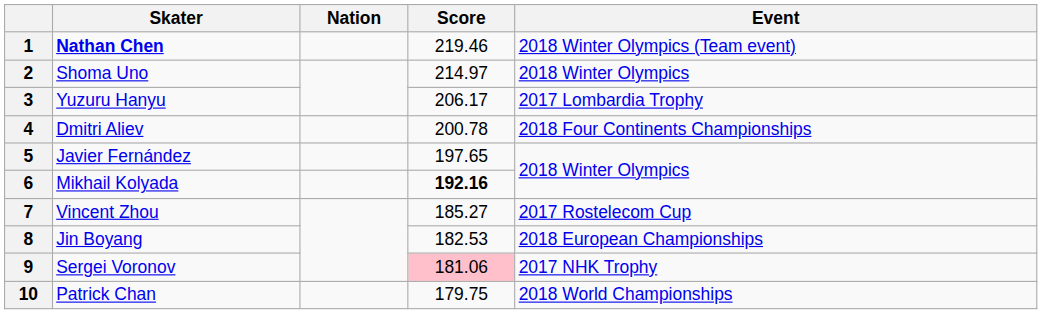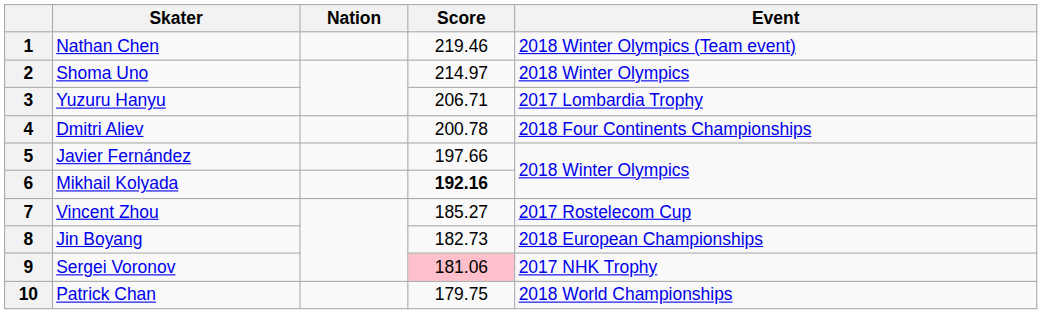(110, 45) bold -> (108, 45) normal
(461, 101) 206.17 -> (461, 101) 206.71
(461, 156) 197.65 -> (461, 156) 197.66
(461, 239) 182.53 -> (461, 239) 182.73
